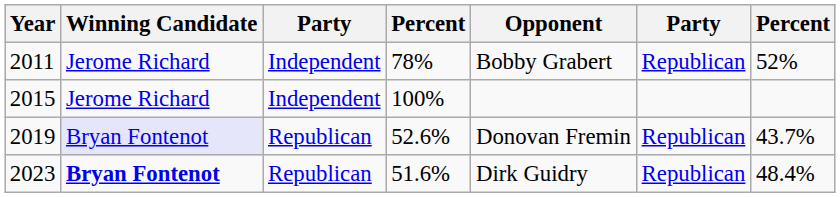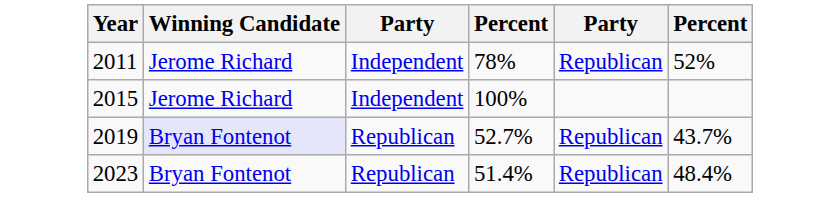- column: (553, 23)
(421, 136) 52.6% -> (503, 136) 52.7%
(143, 173) bold -> (220, 173) normal
(421, 173) 51.6% -> (503, 173) 51.4%
